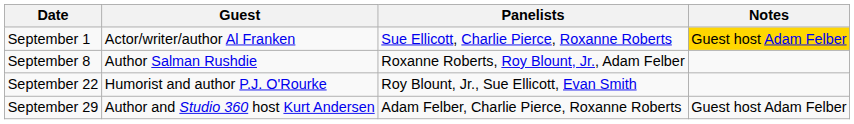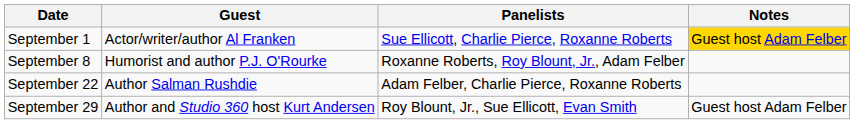(181, 61) Author Salman Rushdie -> (216, 61) Humorist and author P.J. O'Rourke
(216, 84) Humorist and author P.J. O'Rourke -> (181, 84) Author Salman Rushdie
(509, 84) Roy Blount, Jr., Sue Ellicott, Evan Smith -> (531, 84) Adam Felber, Charlie Pierce, Roxanne Roberts
(531, 107) Adam Felber, Charlie Pierce, Roxanne Roberts -> (509, 107) Roy Blount, Jr., Sue Ellicott, Evan Smith
